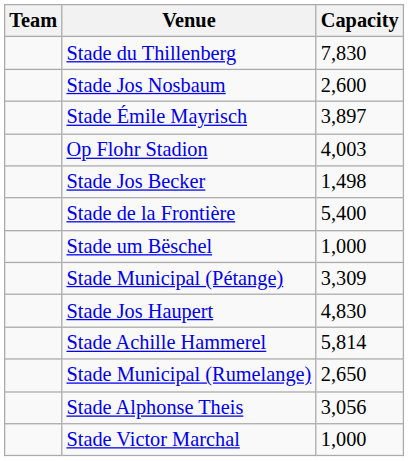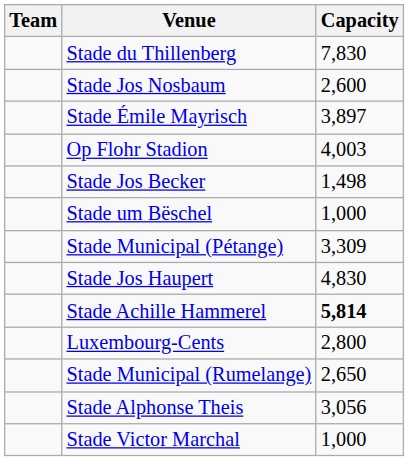- row: (151, 213)
(344, 342) normal -> (344, 310) bold
+ row: (145, 342)
